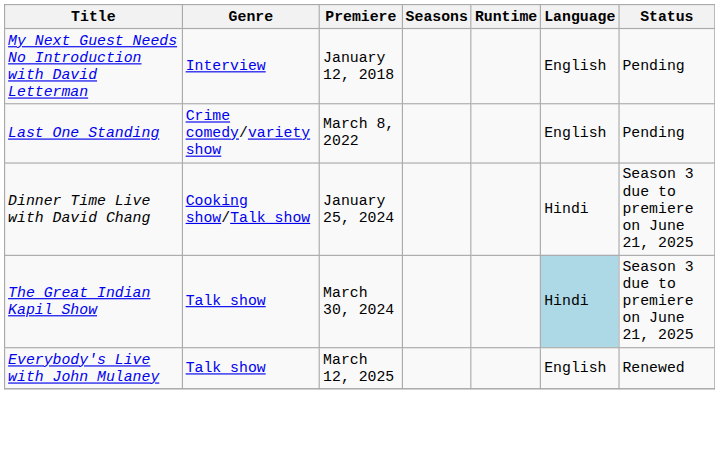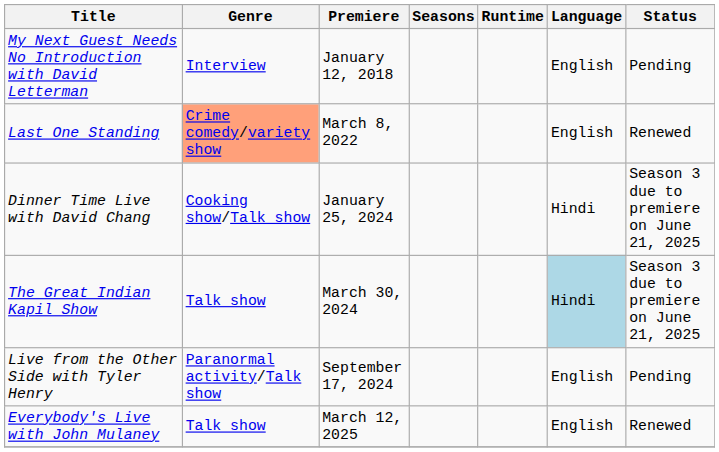(248, 133) no background -> (248, 133) lightsalmon background
(654, 133) Pending -> (660, 133) Renewed
+ row: (93, 377)
